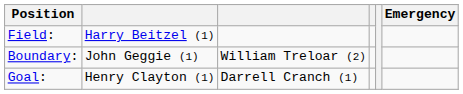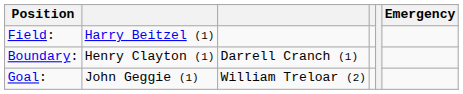(142, 58) John Geggie (1) -> (149, 58) Henry Clayton (1)
(293, 58) William Treloar (2) -> (289, 58) Darrell Cranch (1)
(149, 79) Henry Clayton (1) -> (142, 79) John Geggie (1)
(289, 79) Darrell Cranch (1) -> (293, 79) William Treloar (2)
